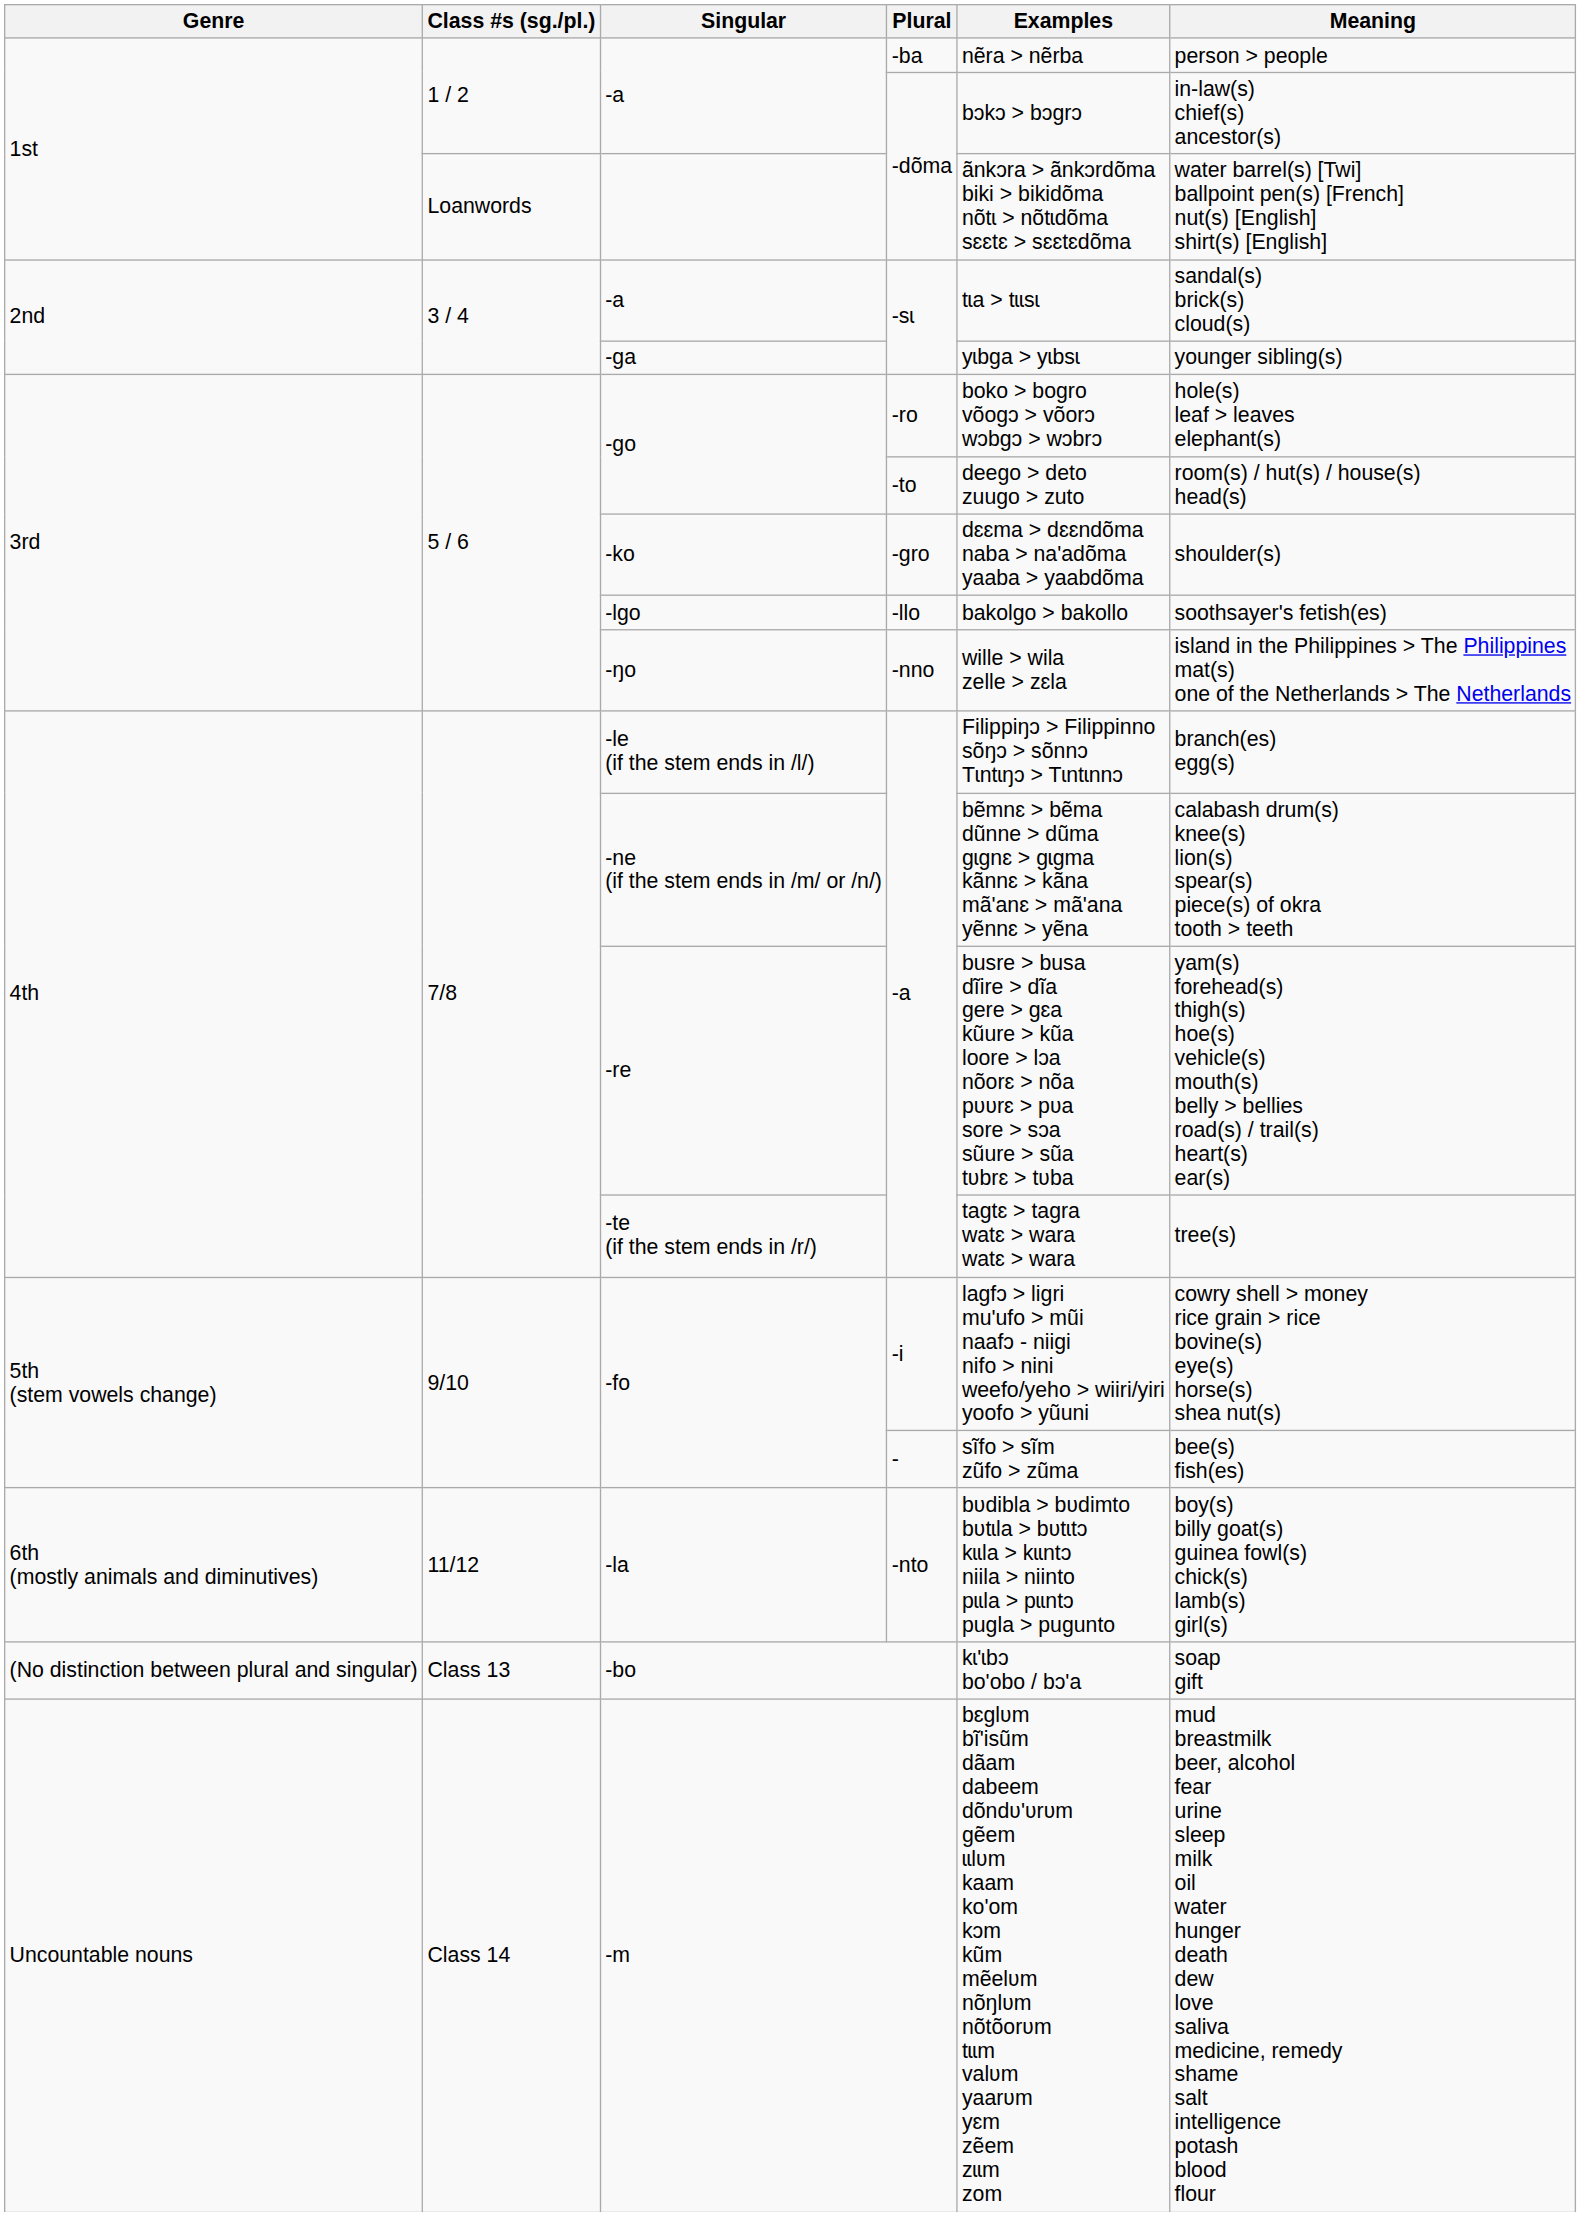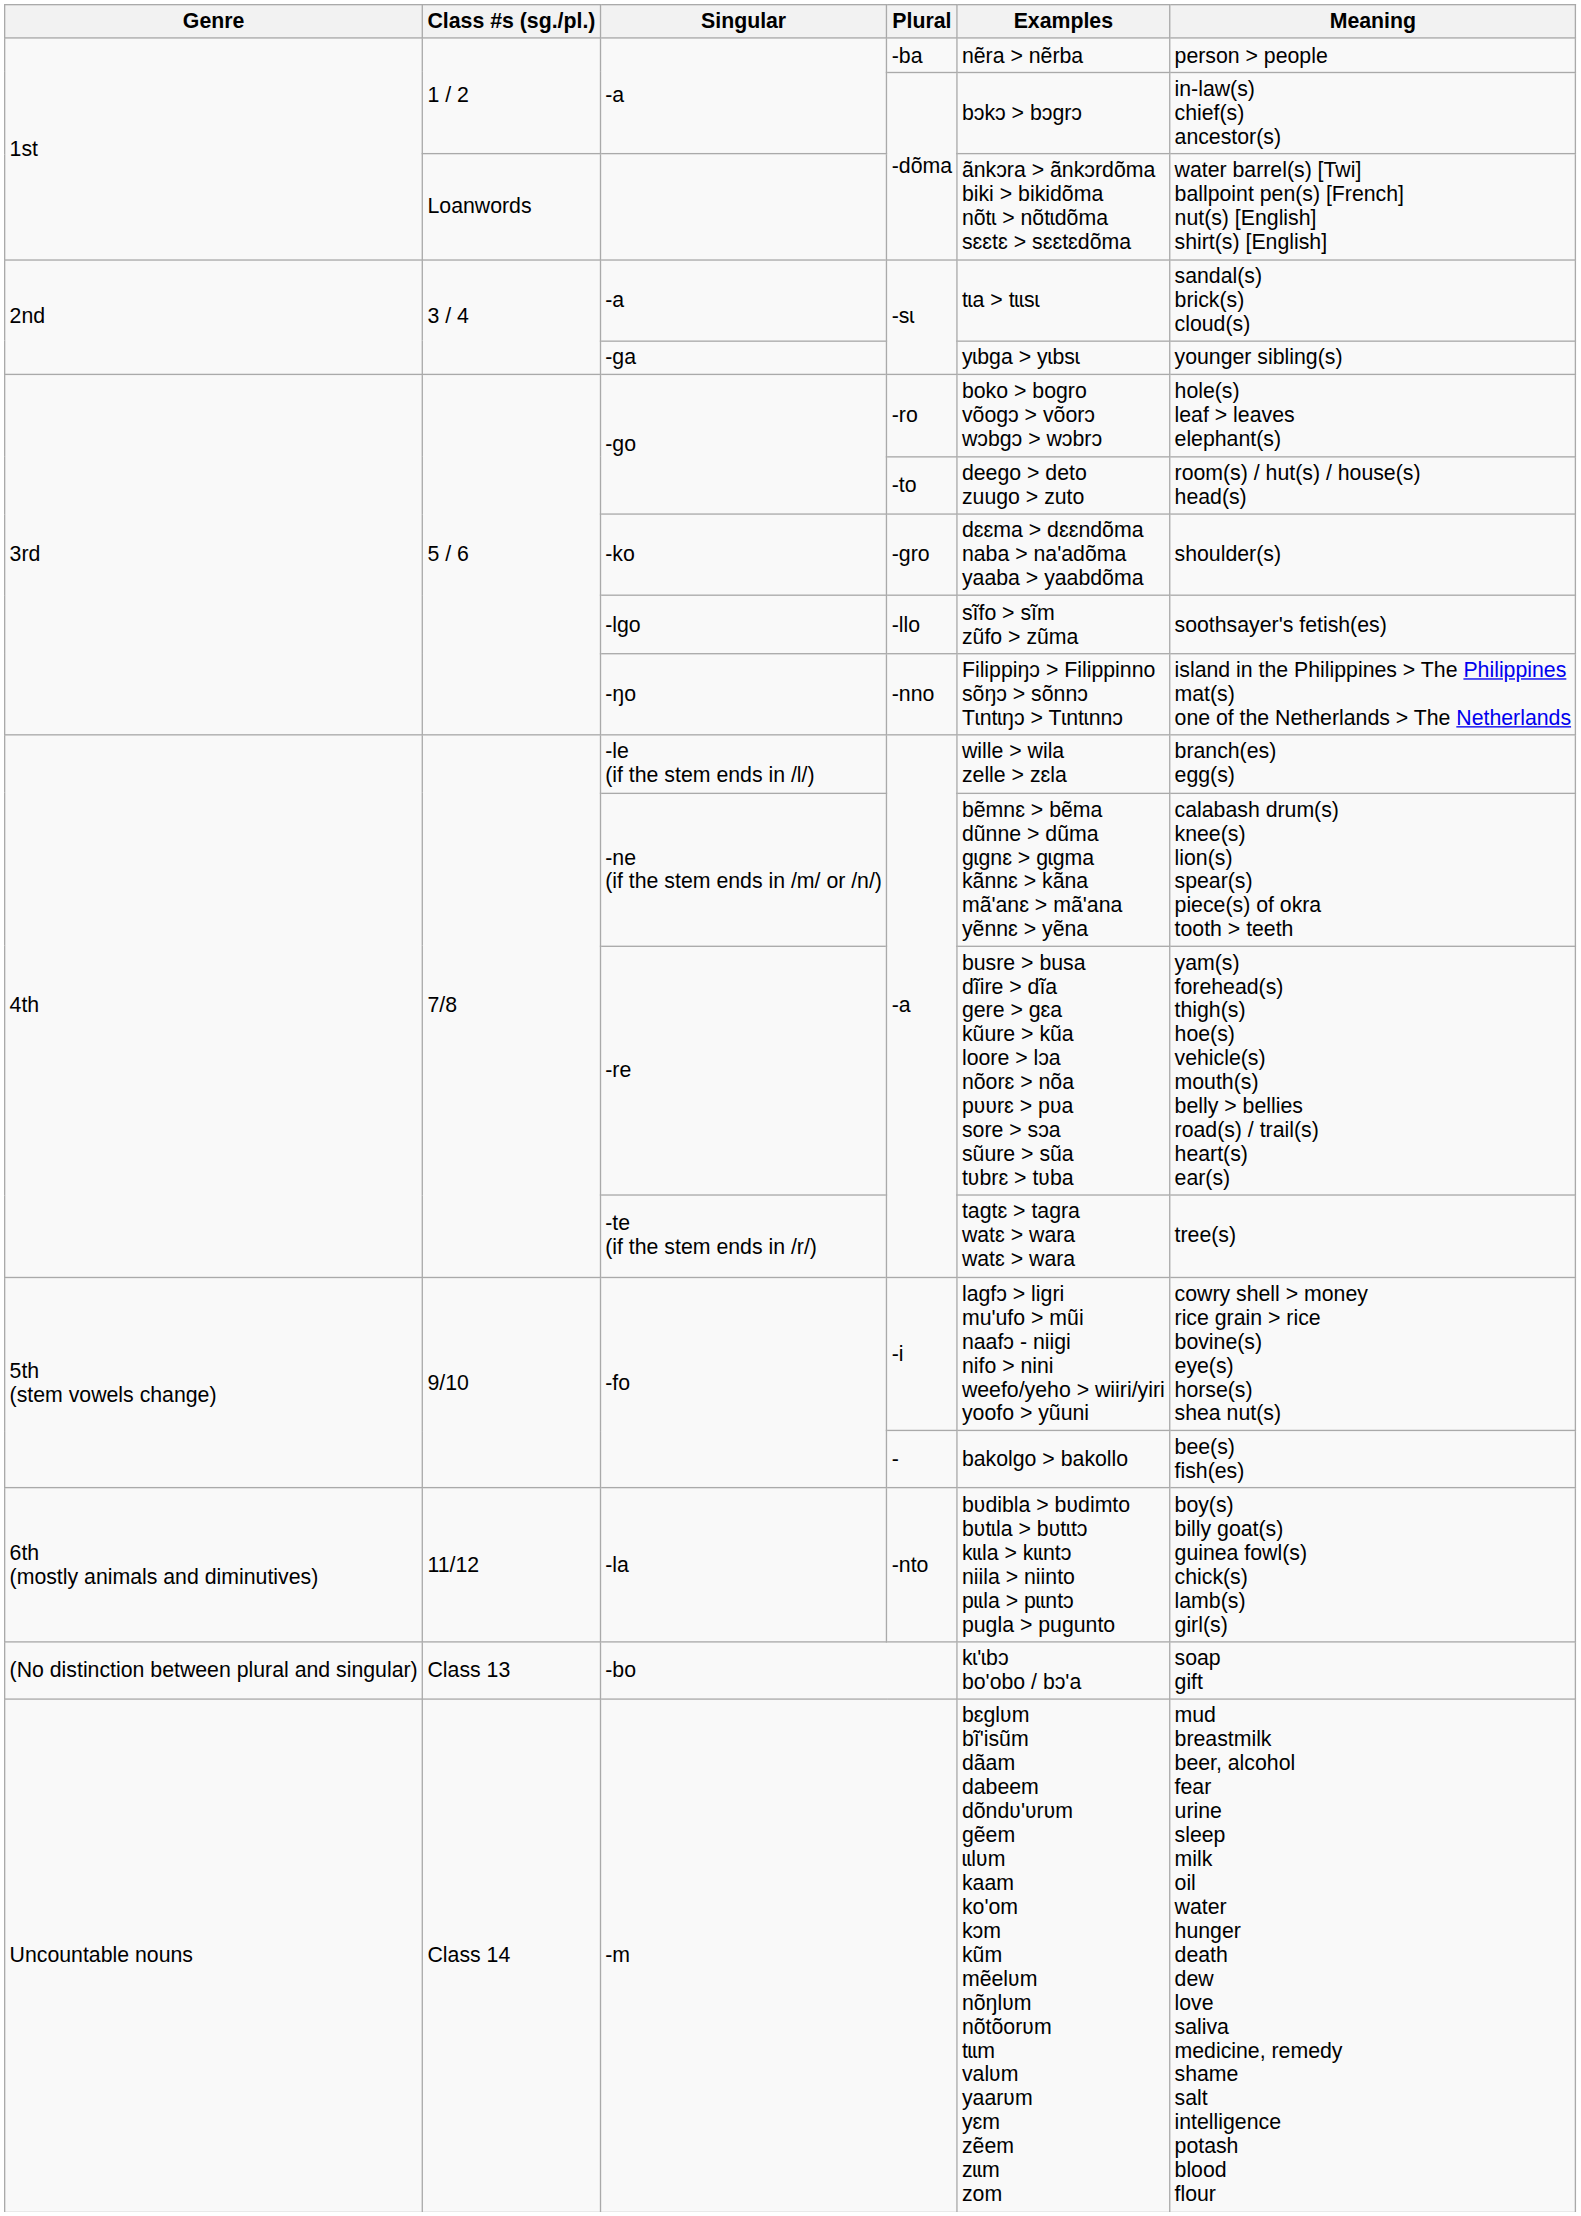(1045, 612) bakolgo > bakollo -> (1020, 624) sĩfo > sĩm zũfo > zũma
(1014, 670) wille > wila zelle > zɛla -> (1059, 694) Filippiŋɔ > Filippinno sõŋɔ > sõnnɔ Tɩntɩŋɔ > Tɩntɩnnɔ
(1059, 751) Filippiŋɔ > Filippinno sõŋɔ > sõnnɔ Tɩntɩŋɔ > Tɩntɩnnɔ -> (1014, 763) wille > wila zelle > zɛla
(1020, 1459) sĩfo > sĩm zũfo > zũma -> (1045, 1459) bakolgo > bakollo
